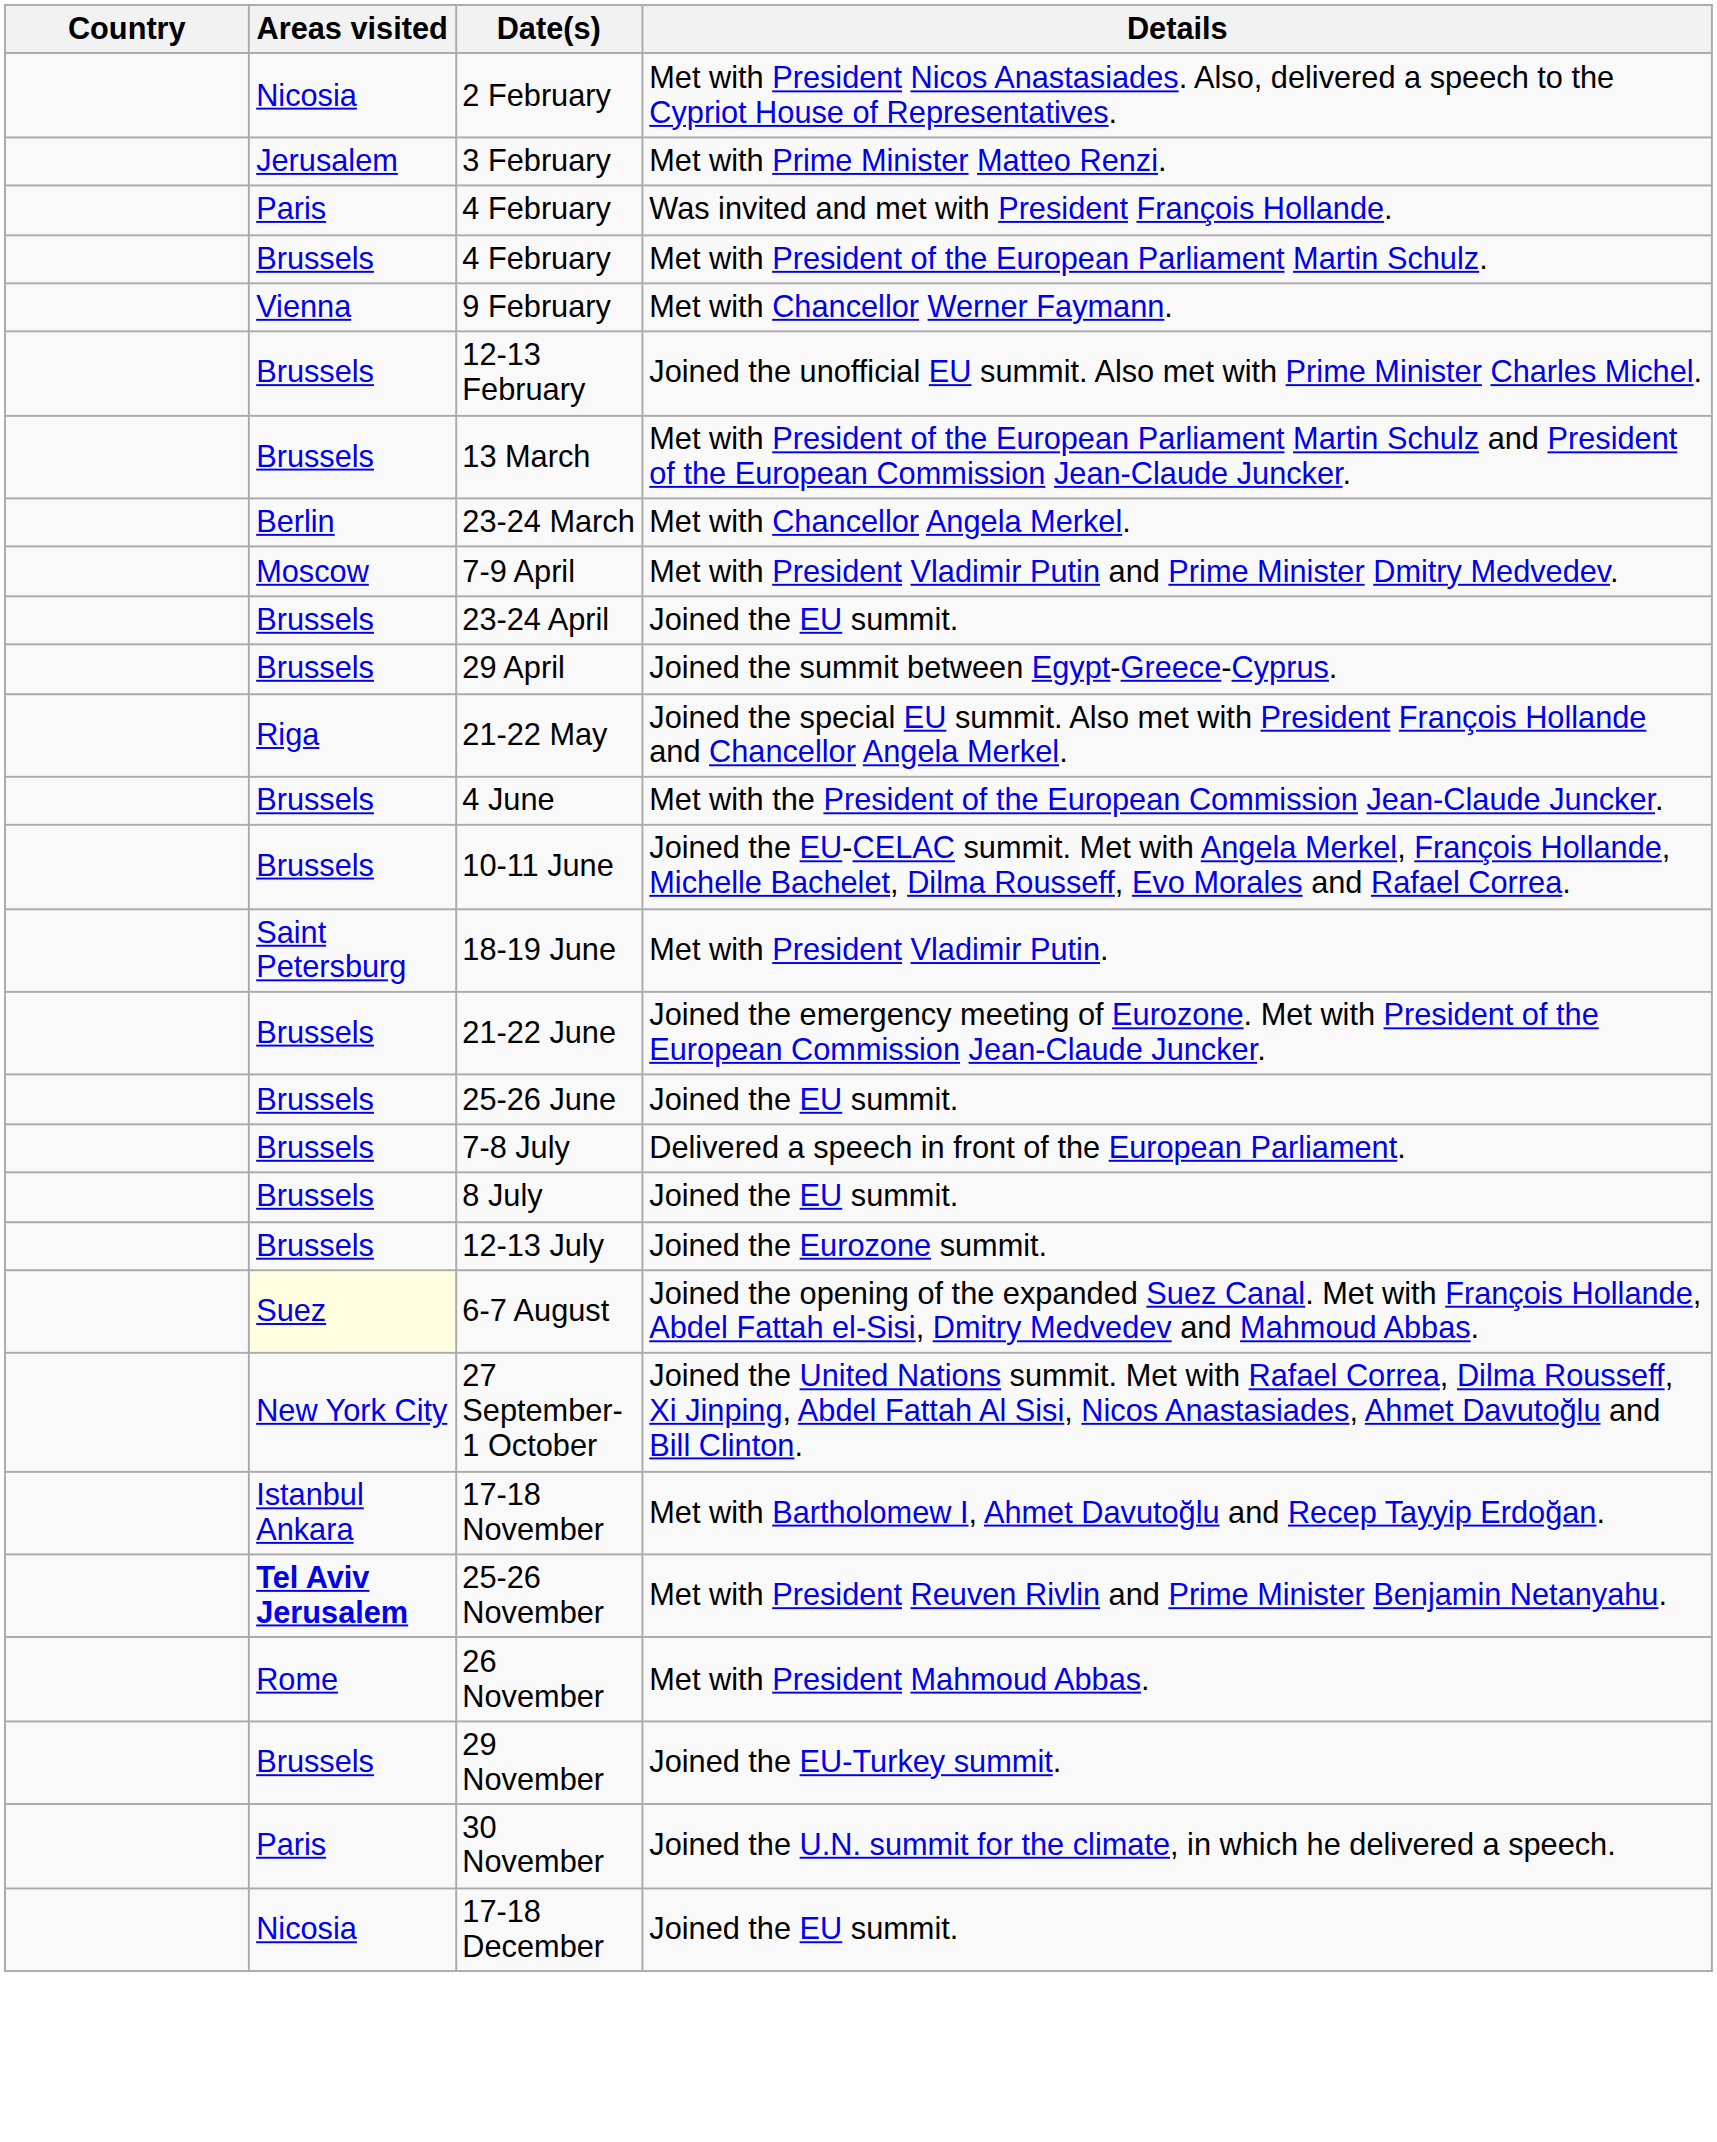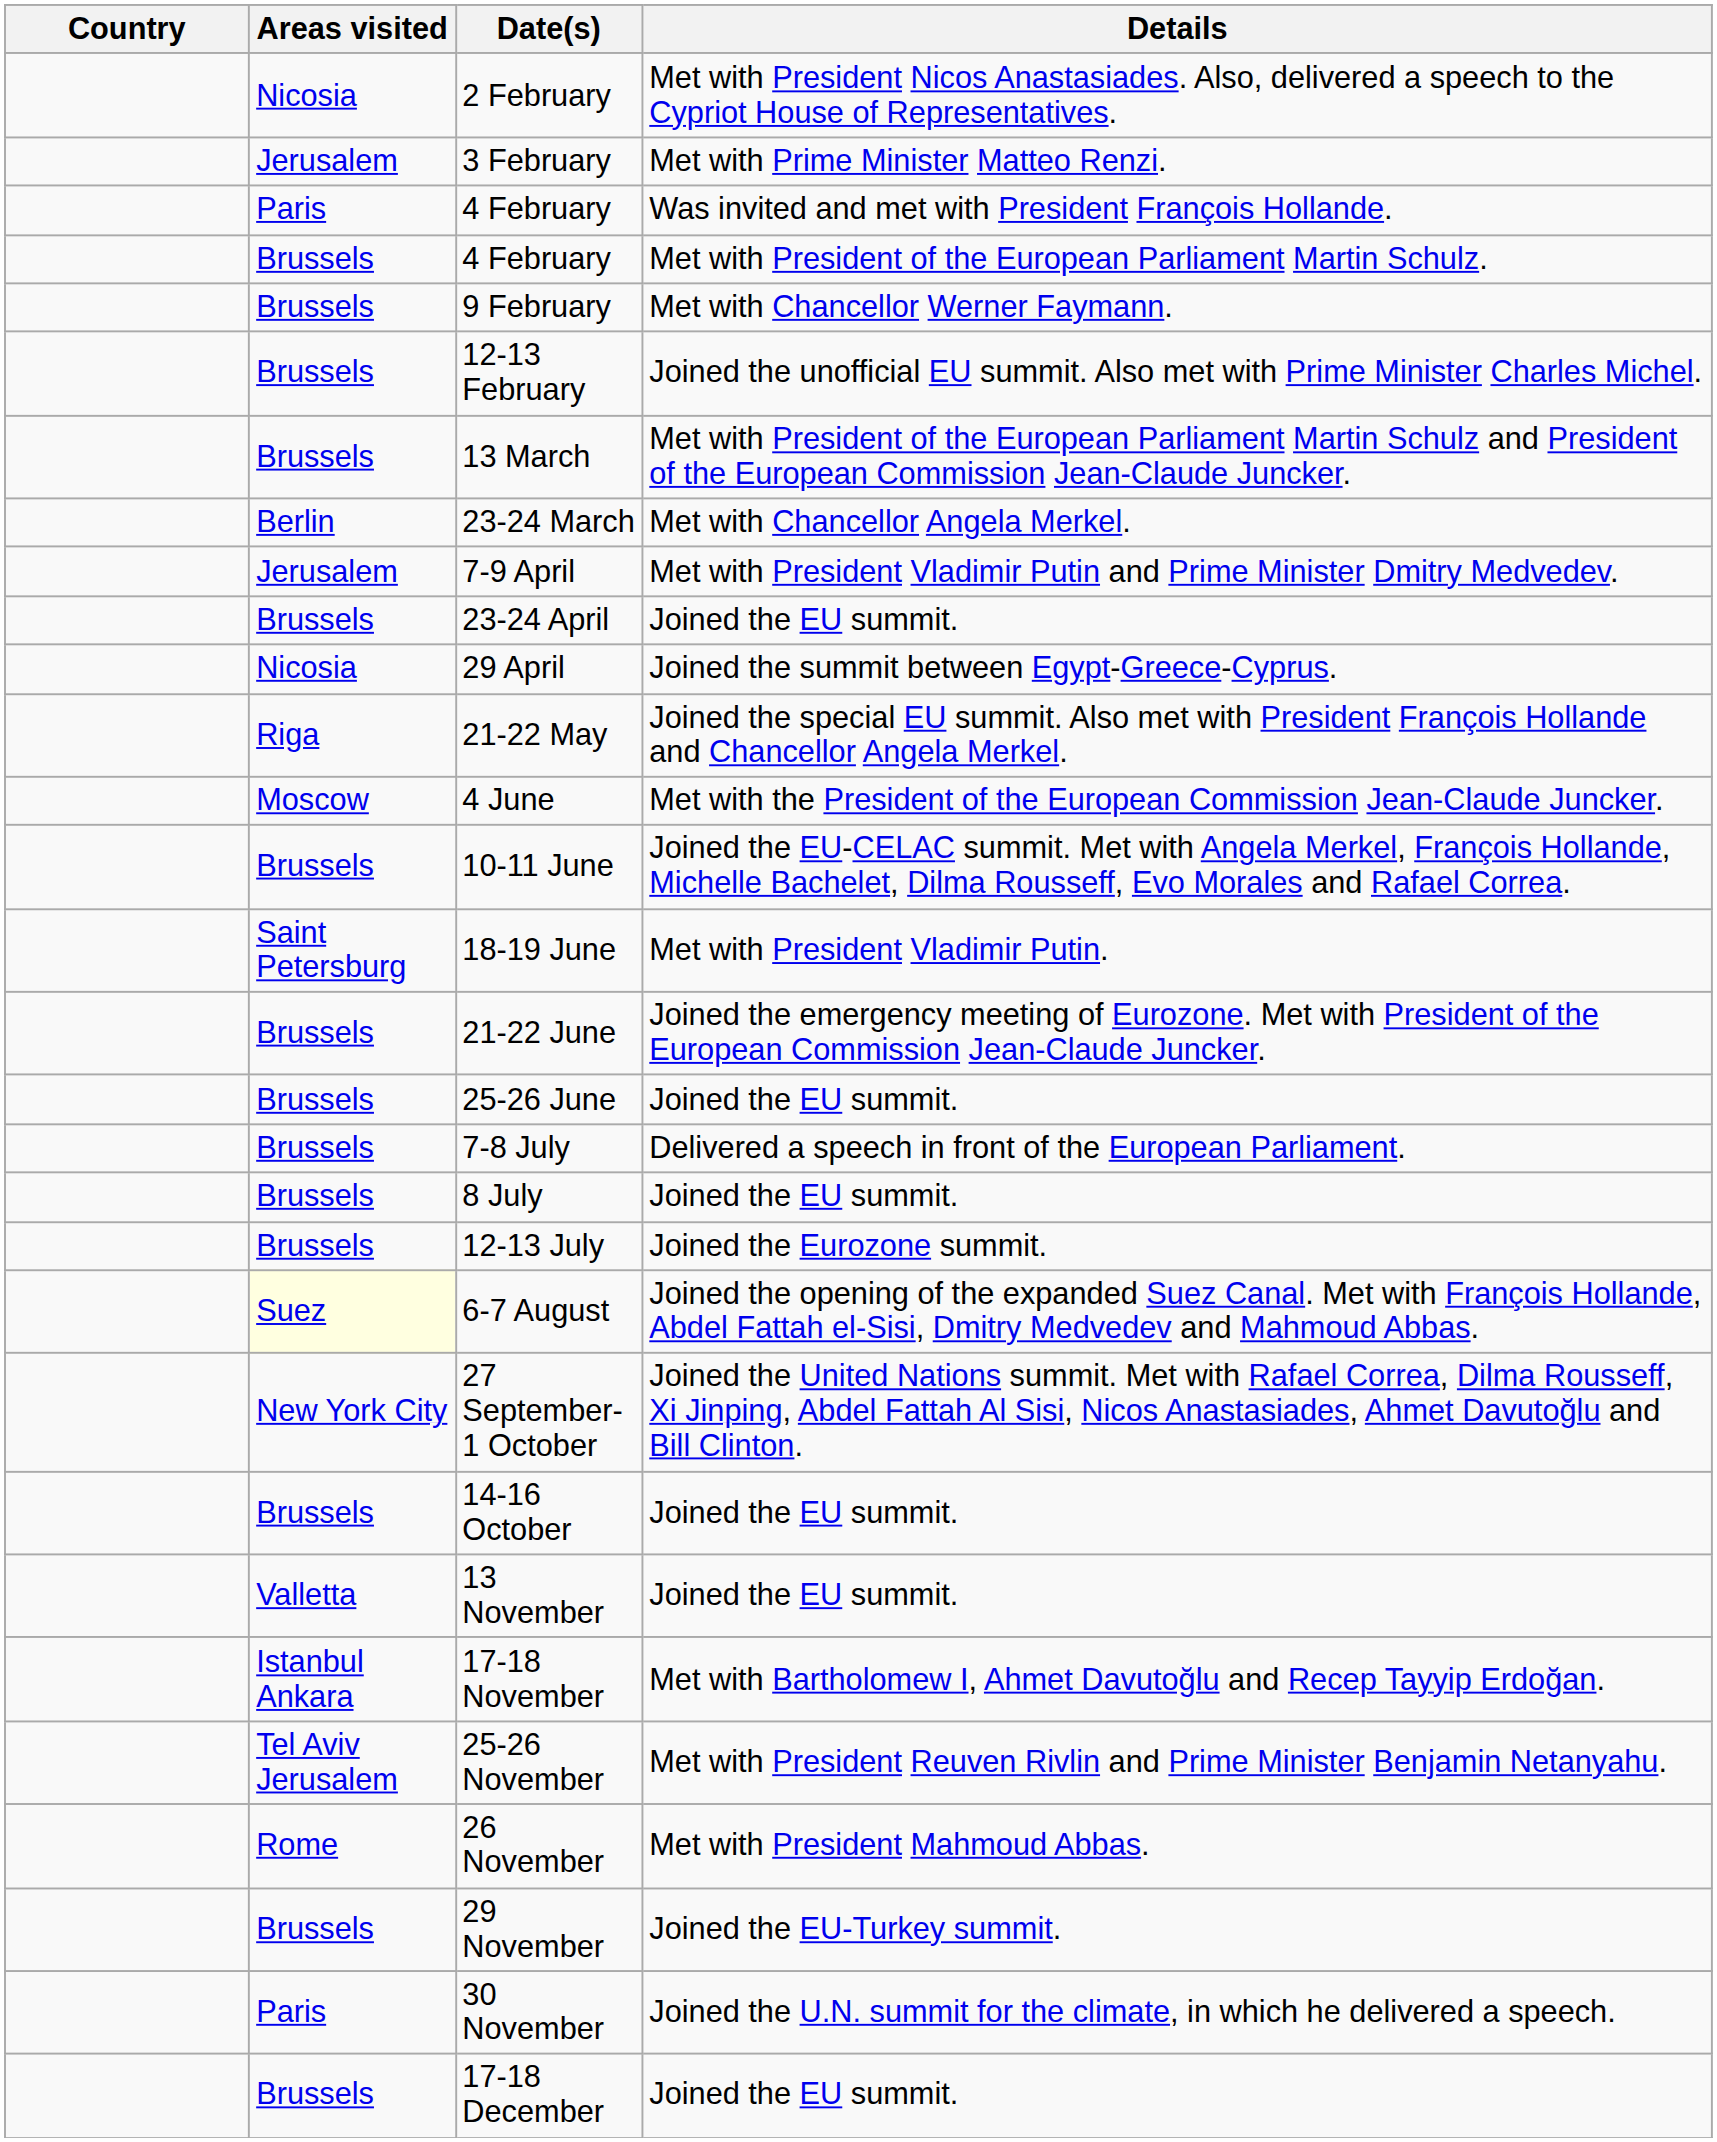(304, 307) Vienna -> (315, 307) Brussels
(312, 571) Moscow -> (327, 571) Jerusalem
(315, 668) Brussels -> (307, 668) Nicosia
(315, 800) Brussels -> (312, 800) Moscow
+ row: (517, 1512)
+ row: (533, 1595)
(332, 1595) bold -> (327, 1762) normal
(307, 1928) Nicosia -> (315, 2095) Brussels
